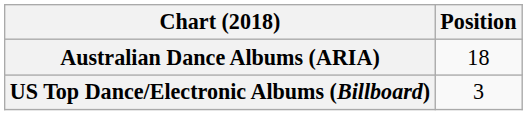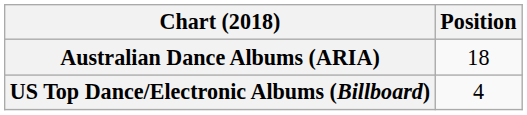(478, 92) 3 -> (478, 92) 4
